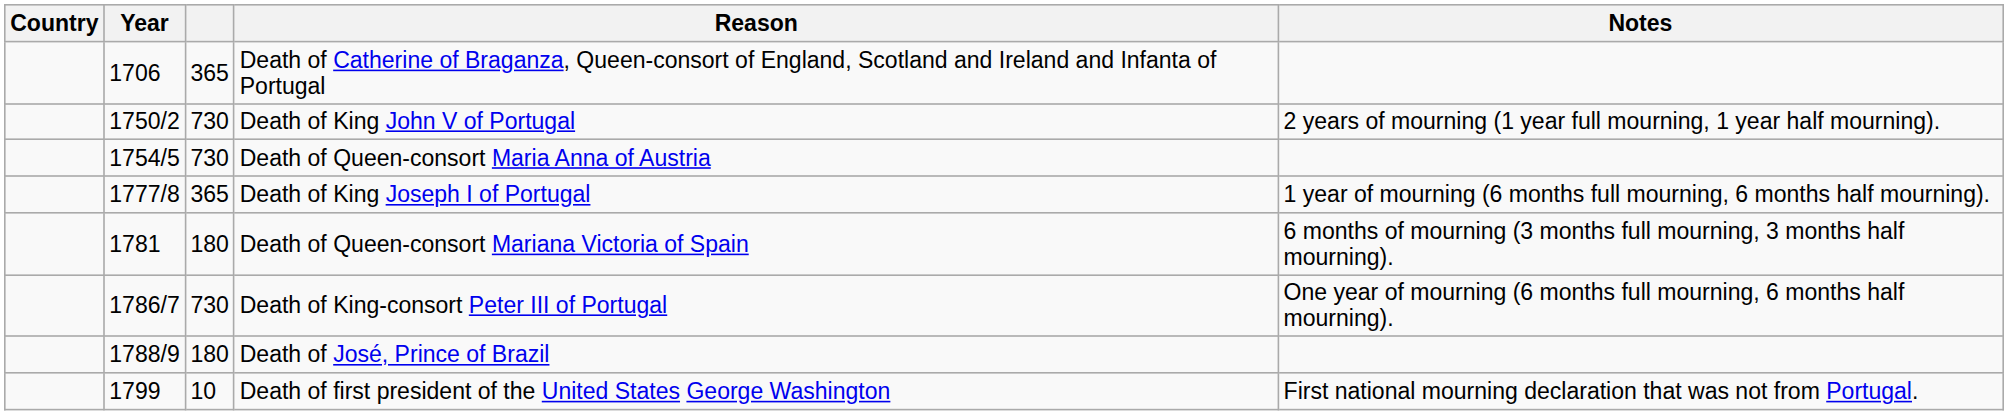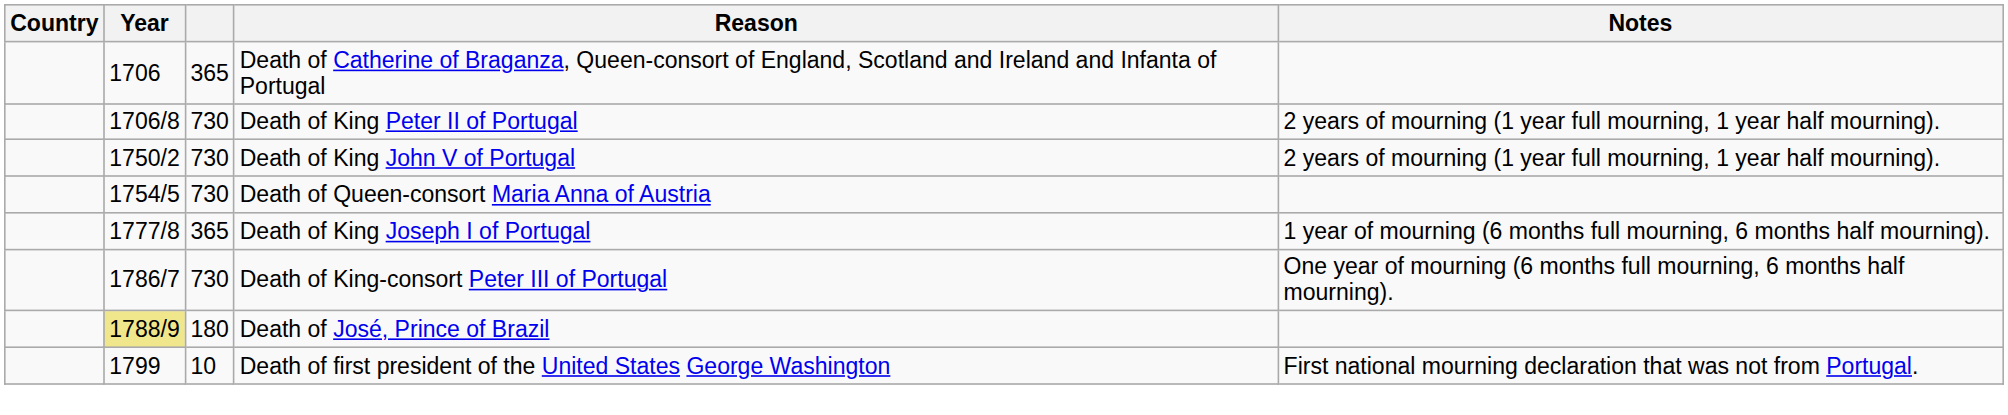+ row: (409, 122)
- row: (494, 244)
(144, 355) no background -> (144, 329) khaki background
